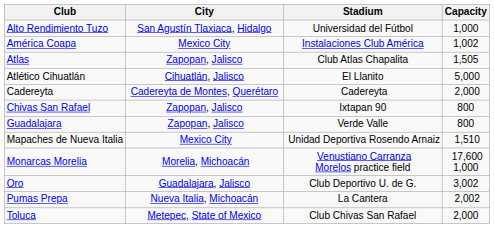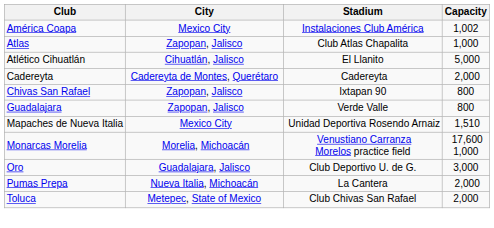- row: (57, 28)
(466, 60) 1,505 -> (466, 44) 1,000
(466, 183) 3,002 -> (466, 167) 3,000
(466, 199) 2,002 -> (466, 183) 2,000
